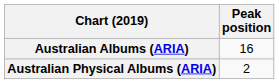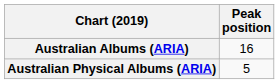(247, 68) 2 -> (247, 68) 5
